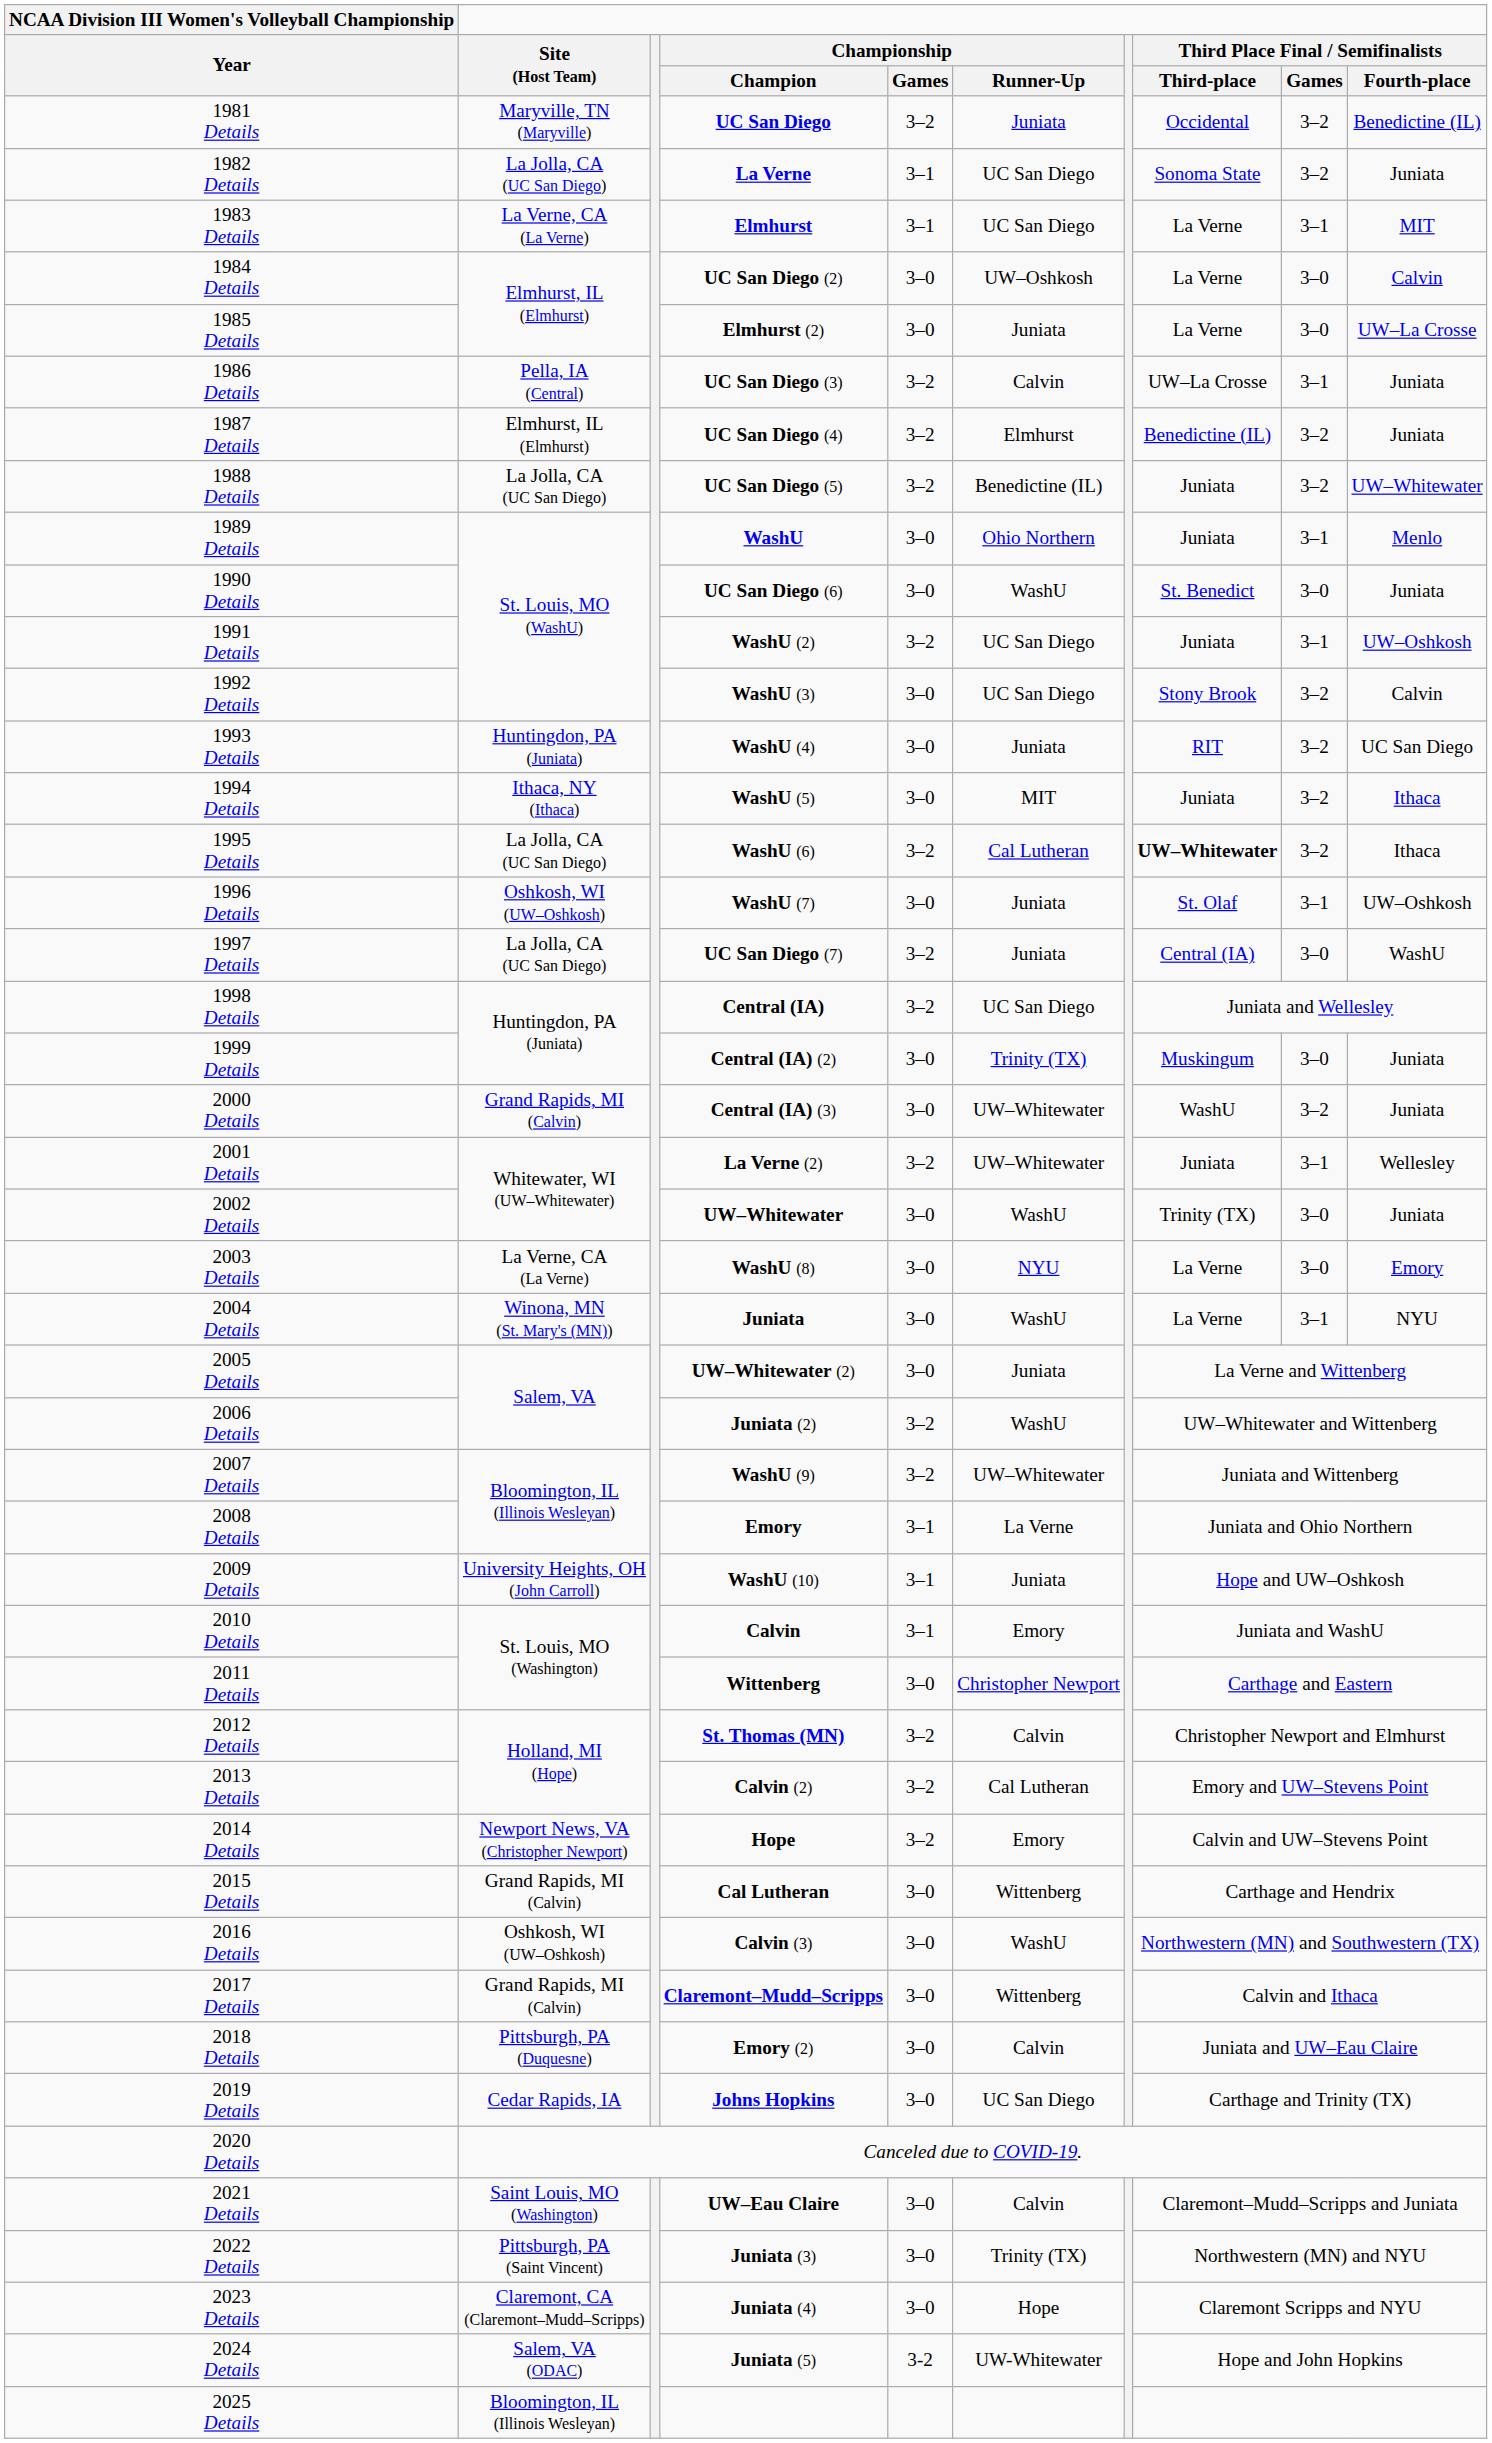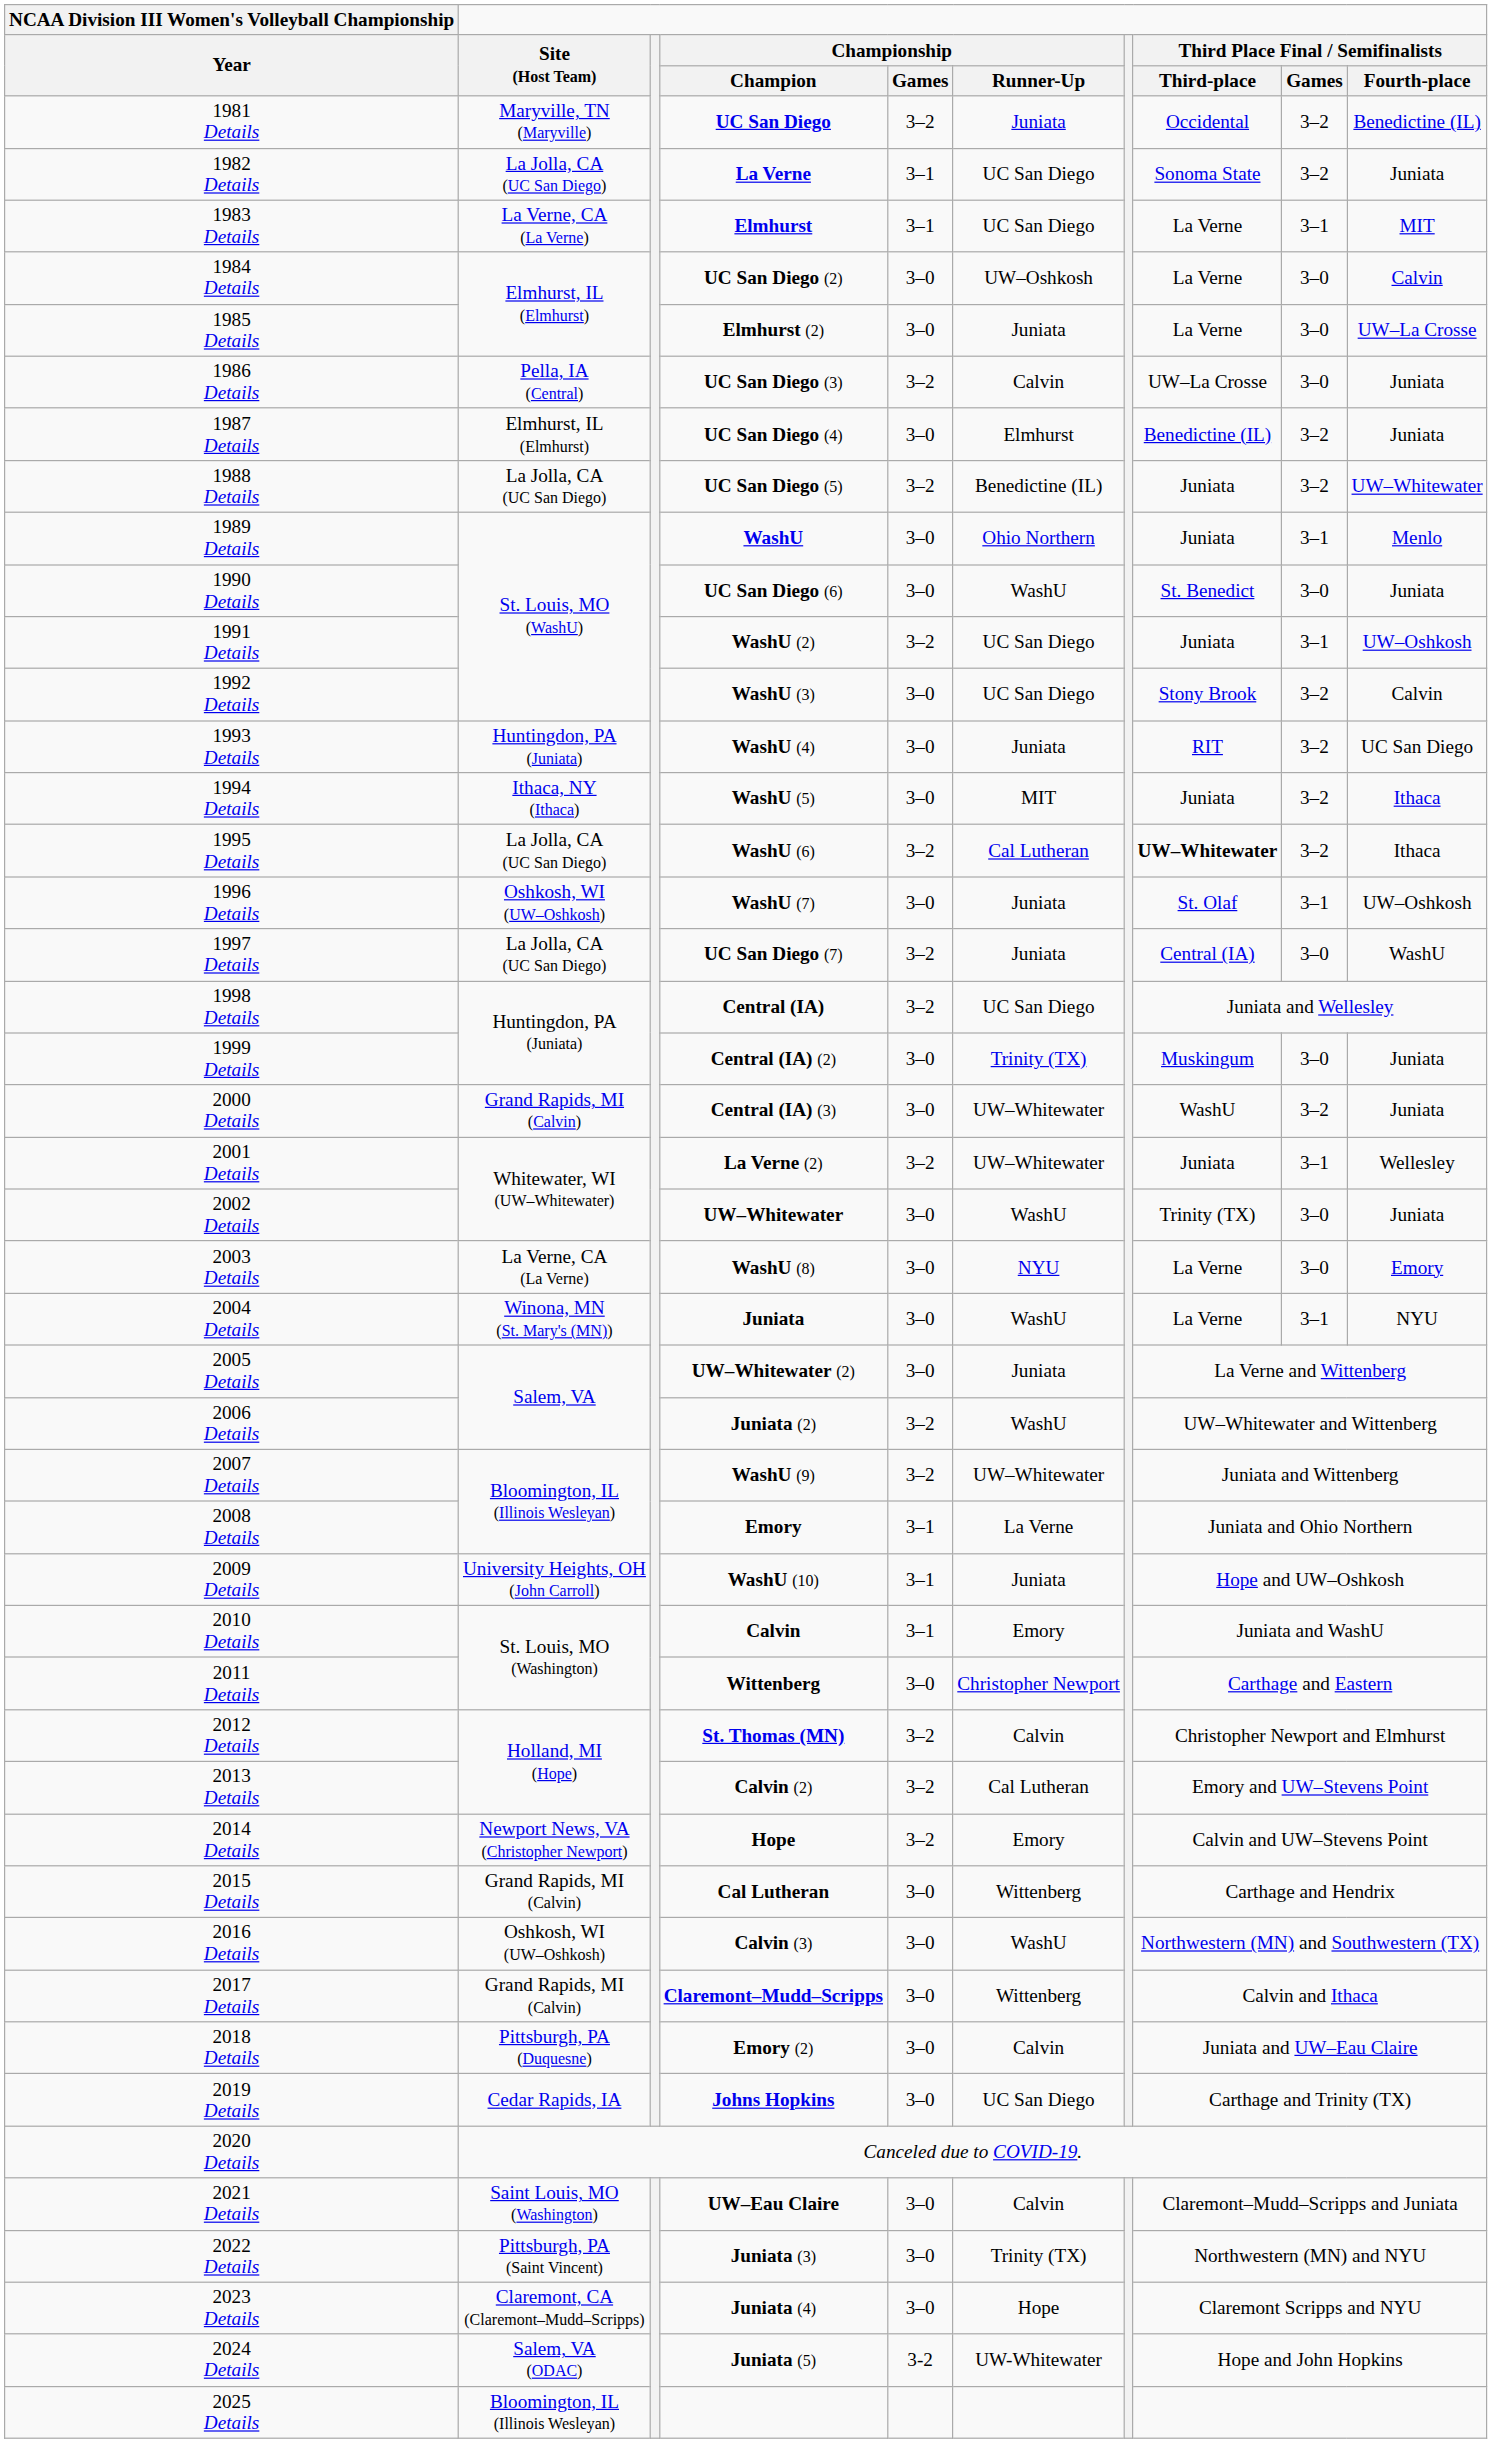(1314, 382) 3–1 -> (1314, 382) 3–0
(920, 434) 3–2 -> (920, 434) 3–0
